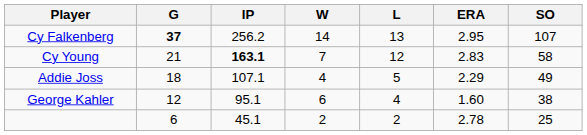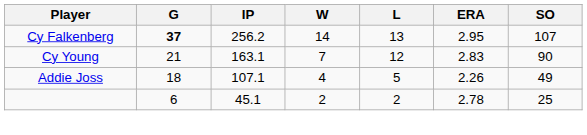(248, 57) bold -> (248, 57) normal
(545, 57) 58 -> (545, 57) 90
(471, 78) 2.29 -> (471, 78) 2.26
- row: (70, 99)
